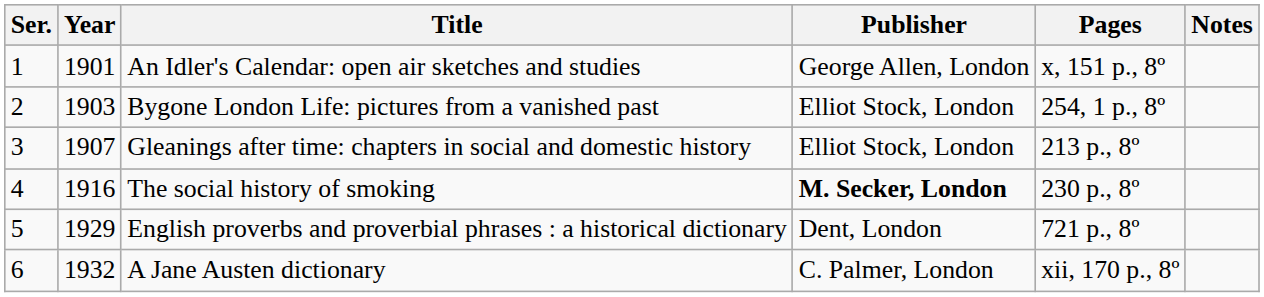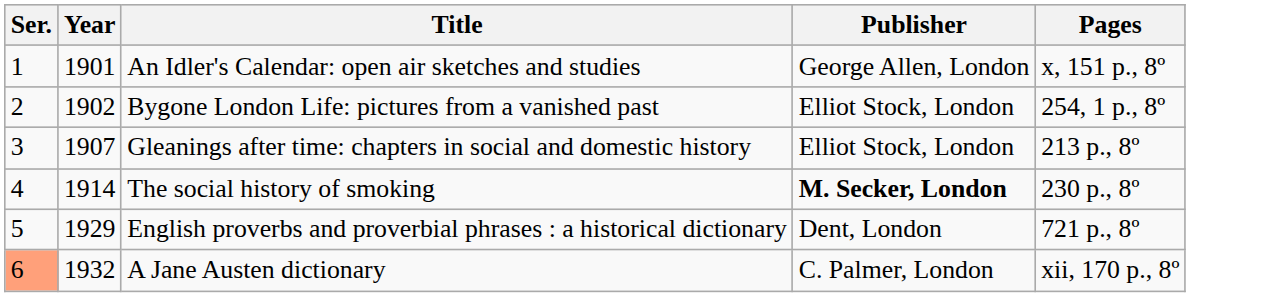- column: (1222, 24)
(90, 106) 1903 -> (90, 106) 1902
(90, 188) 1916 -> (90, 188) 1914
(17, 270) no background -> (17, 270) lightsalmon background
